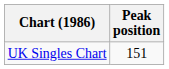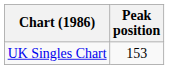(137, 53) 151 -> (137, 53) 153
